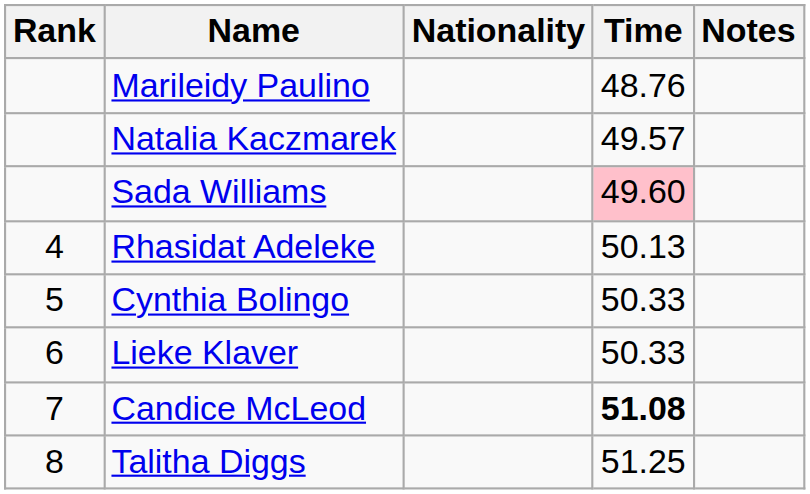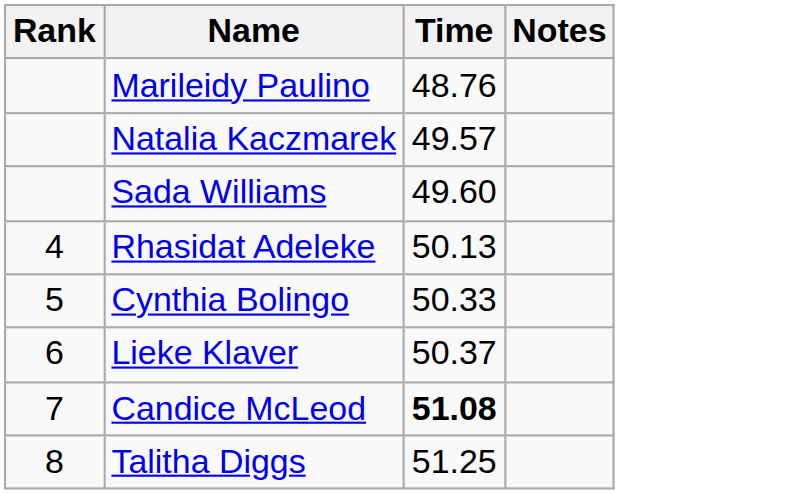- column: (498, 31)
(643, 192) pink background -> (454, 192) no background
(643, 354) 50.33 -> (454, 354) 50.37
